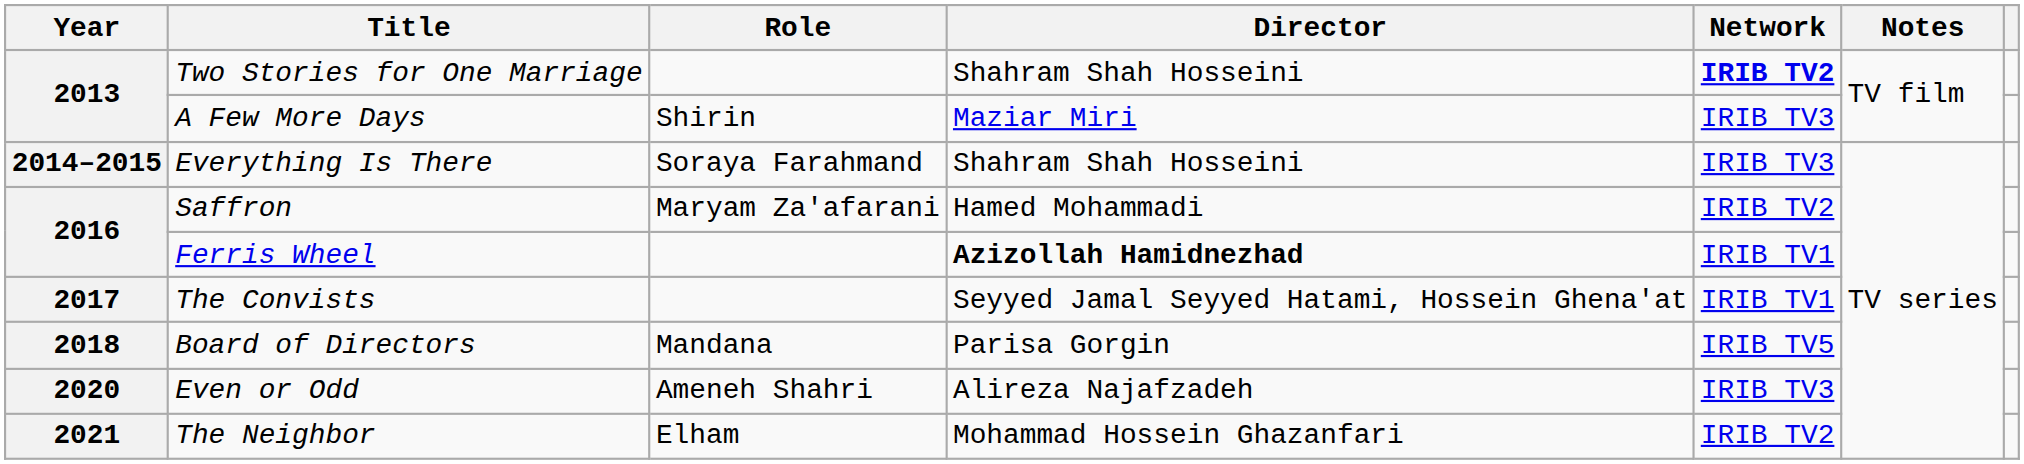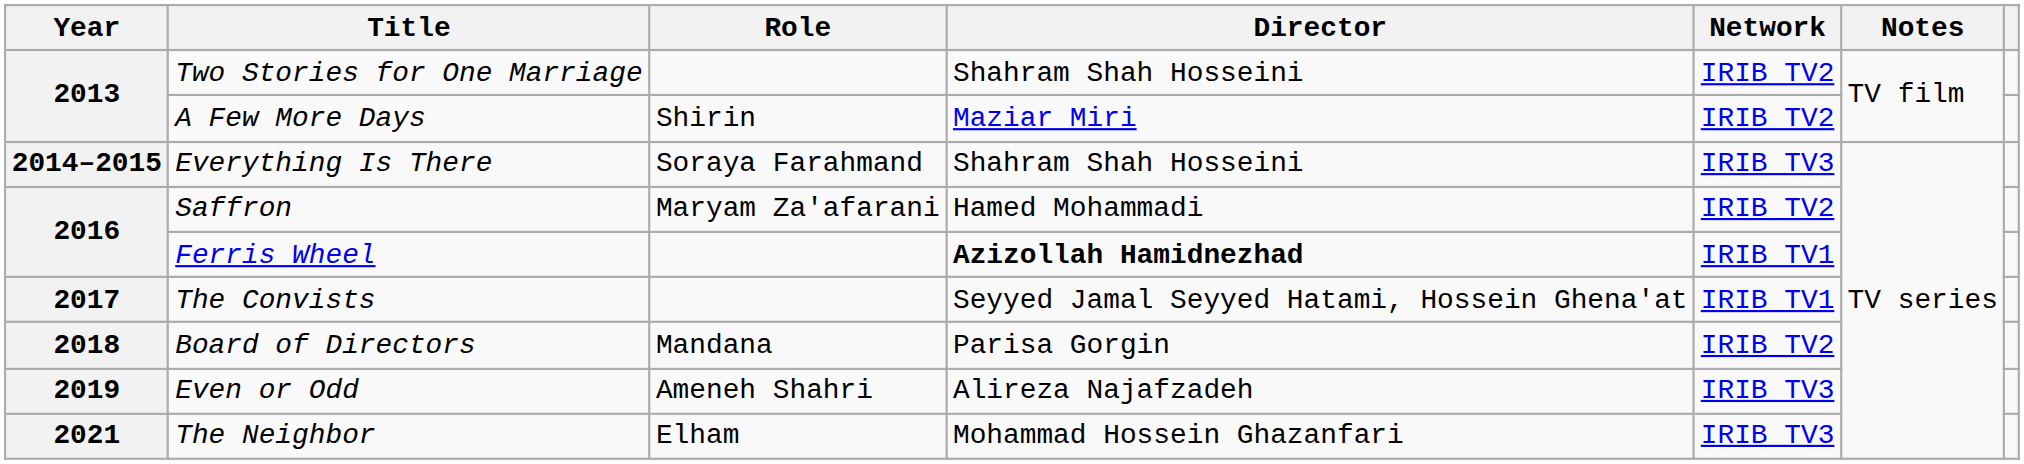(1768, 73) bold -> (1768, 73) normal
(1768, 118) IRIB TV3 -> (1768, 118) IRIB TV2
(1768, 345) IRIB TV5 -> (1768, 345) IRIB TV2
(87, 390) 2020 -> (87, 390) 2019
(1768, 436) IRIB TV2 -> (1768, 436) IRIB TV3
